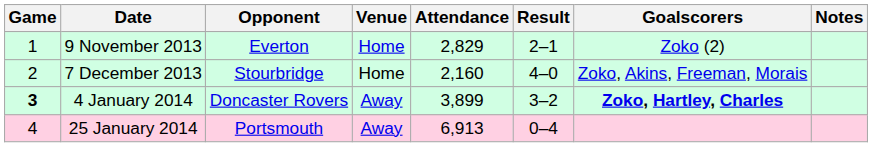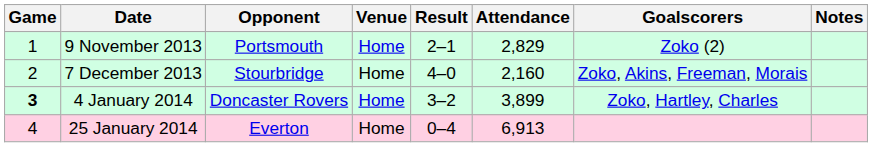columns swapped: (543, 18) <-> (462, 18)
(279, 45) Everton -> (279, 45) Portsmouth
(382, 100) Away -> (382, 100) Home
(693, 100) bold -> (693, 100) normal
(279, 127) Portsmouth -> (279, 127) Everton
(382, 127) Away -> (382, 127) Home
